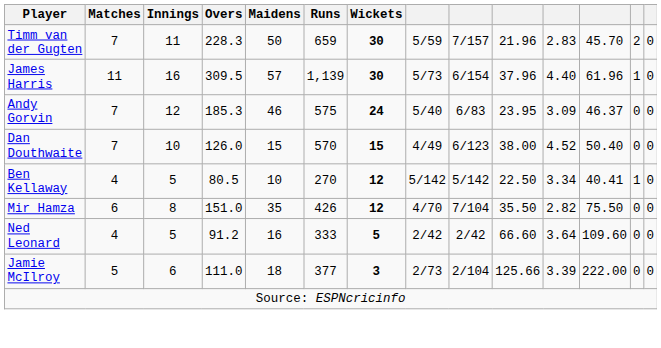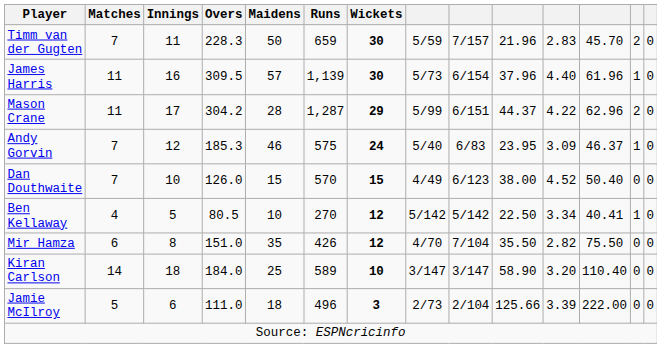+ row: (26, 112)
(637, 112) 0 -> (637, 146) 1
+ row: (34, 271)
- row: (34, 236)
(325, 271) 377 -> (325, 306) 496
